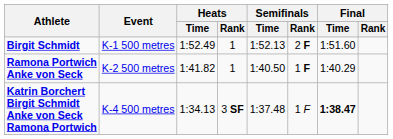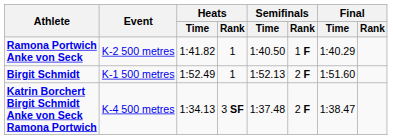rows swapped: (43, 46) <-> (52, 69)
(302, 109) 1 F -> (302, 109) 2 F
(338, 109) bold -> (337, 109) normal
